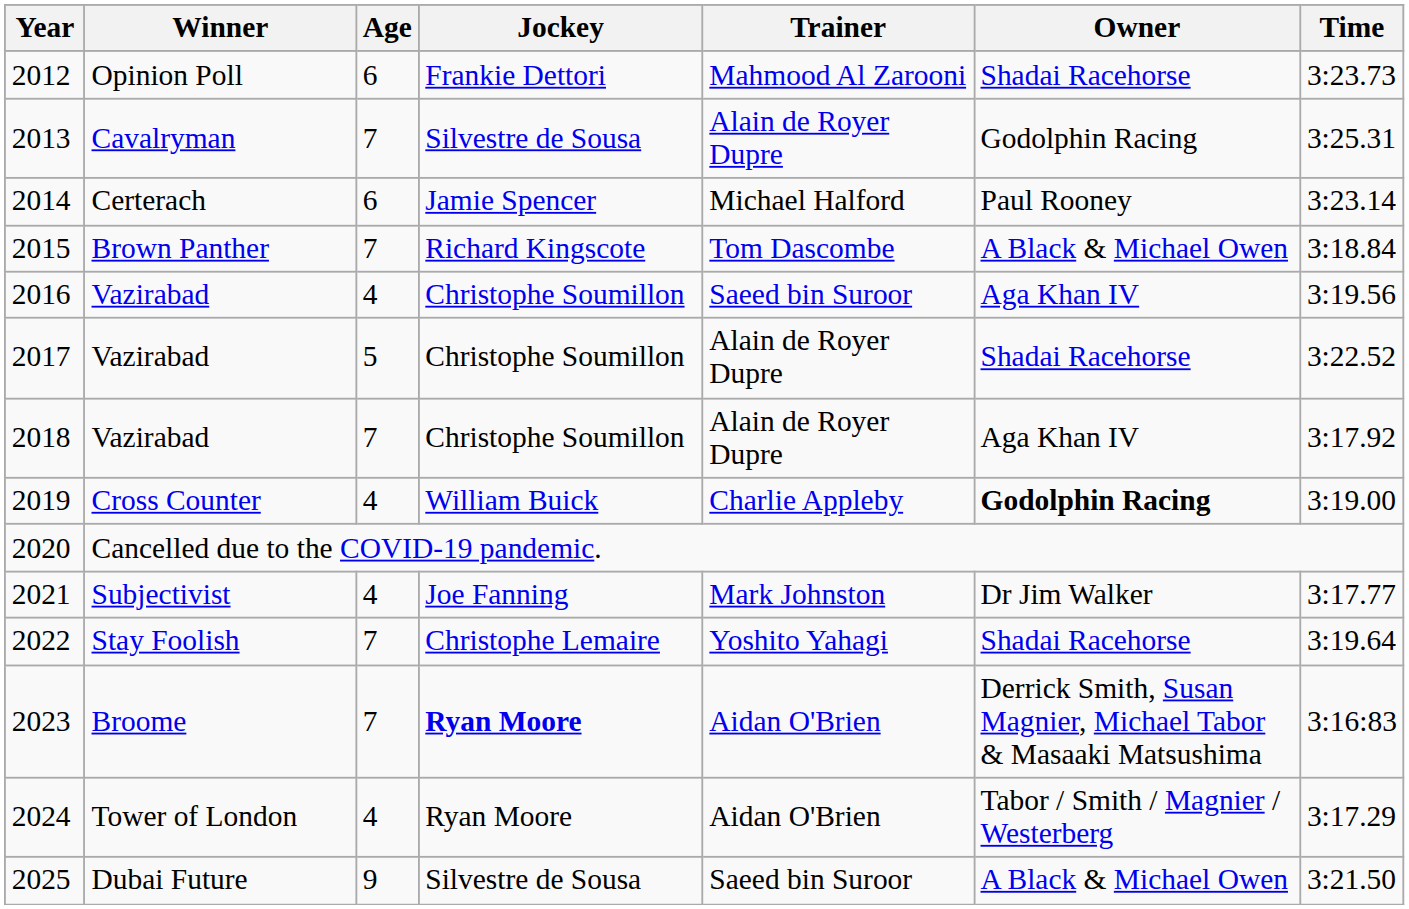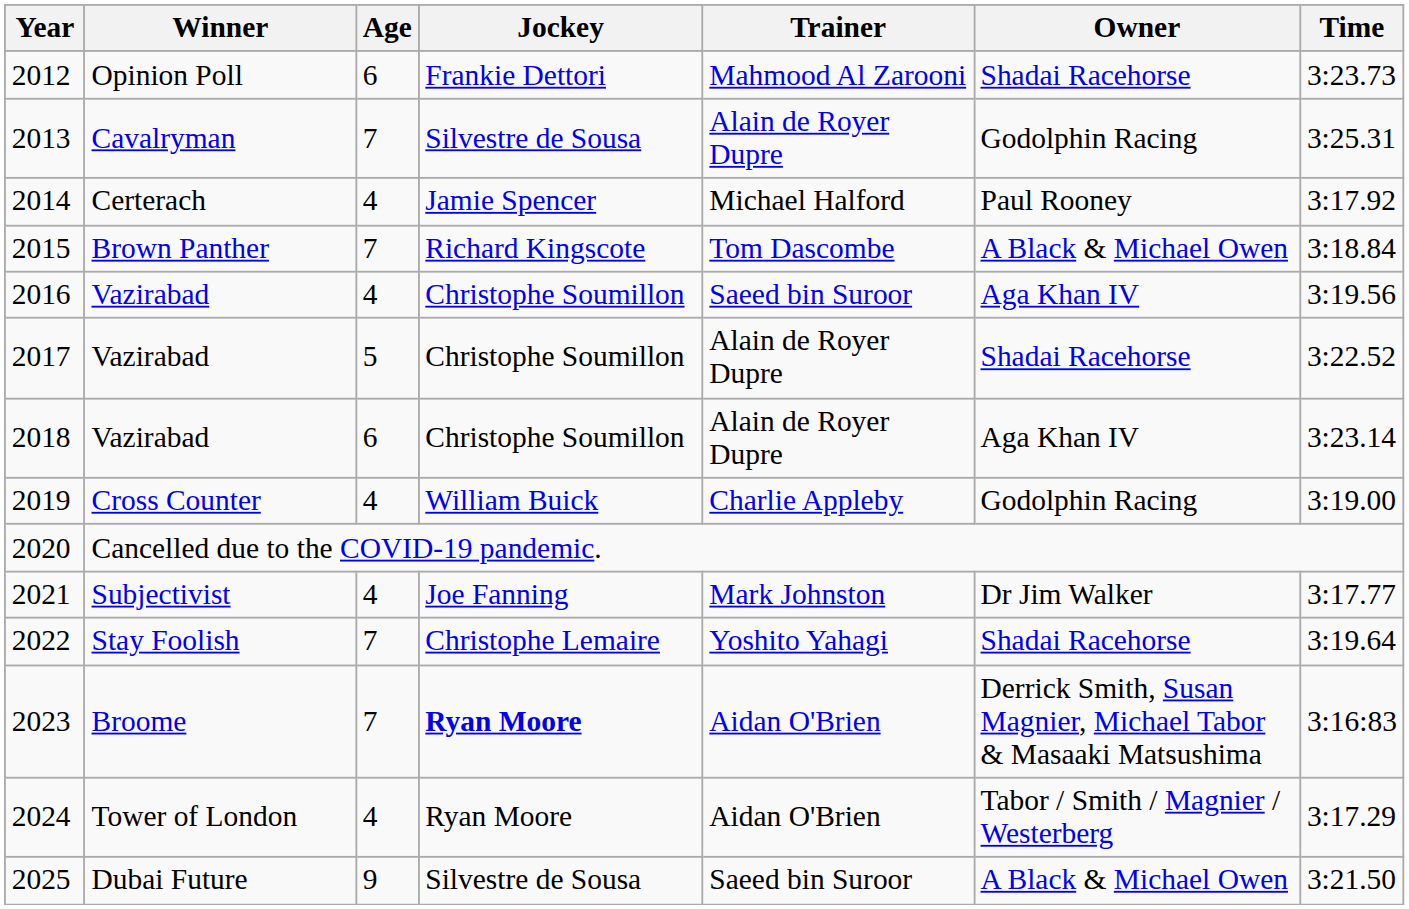(370, 201) 6 -> (370, 201) 4
(1351, 201) 3:23.14 -> (1351, 201) 3:17.92
(370, 437) 7 -> (370, 437) 6
(1351, 437) 3:17.92 -> (1351, 437) 3:23.14
(1095, 500) bold -> (1089, 500) normal
